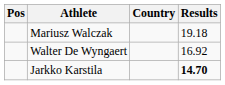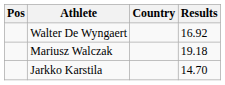rows swapped: (71, 32) <-> (79, 51)
(194, 70) bold -> (194, 70) normal
